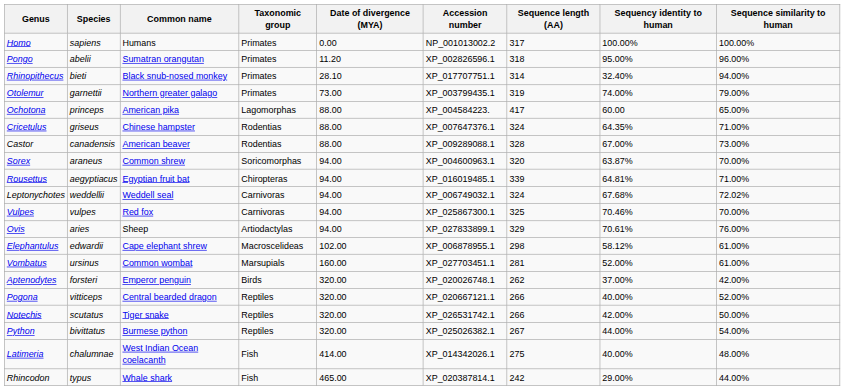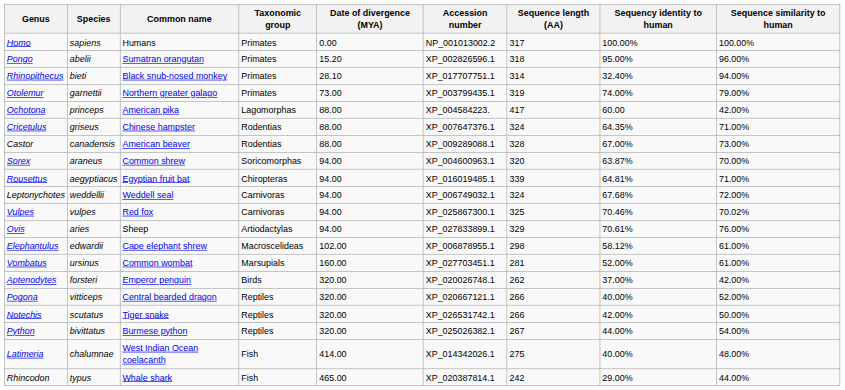(330, 59) 11.20 -> (330, 59) 15.20
(734, 110) 65.00% -> (734, 110) 42.00%
(734, 195) 72.02% -> (734, 195) 72.00%
(734, 212) 70.00% -> (734, 212) 70.02%
